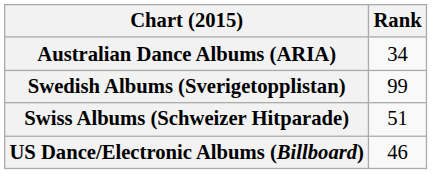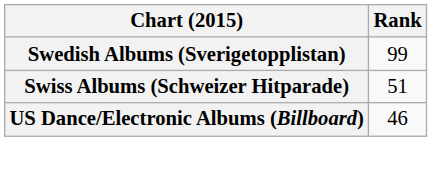- row: (187, 53)
